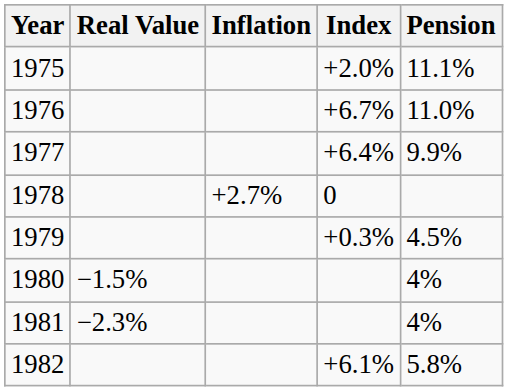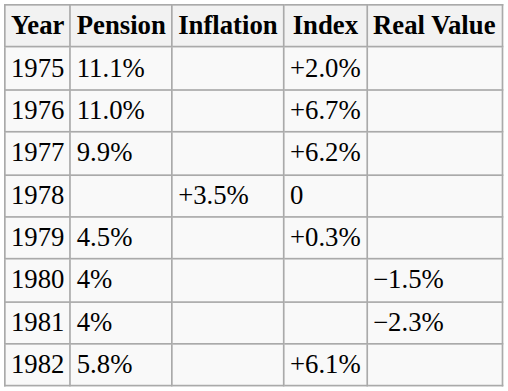columns swapped: (451, 25) <-> (138, 25)
(359, 152) +6.4% -> (325, 152) +6.2%
(247, 195) +2.7% -> (214, 195) +3.5%
